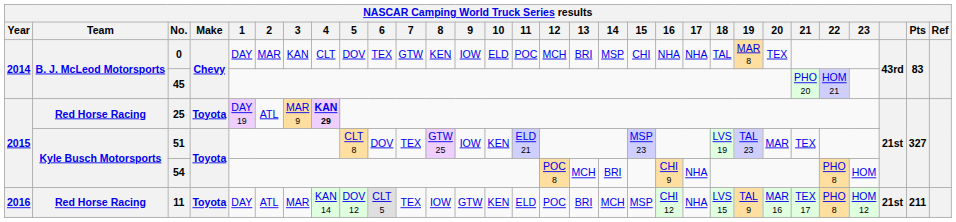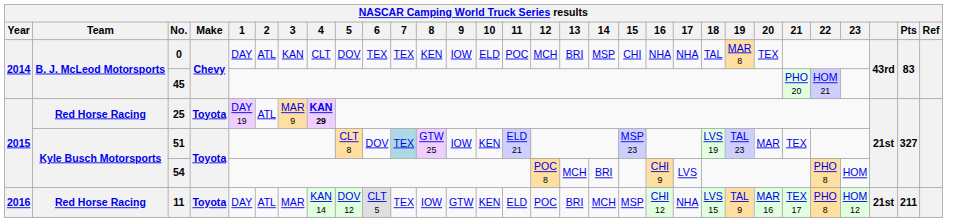(269, 54) MAR -> (267, 54) ATL
(411, 54) GTW -> (404, 54) TEX
(411, 143) no background -> (404, 143) lightblue background
(696, 173) NHA -> (687, 173) LVS
